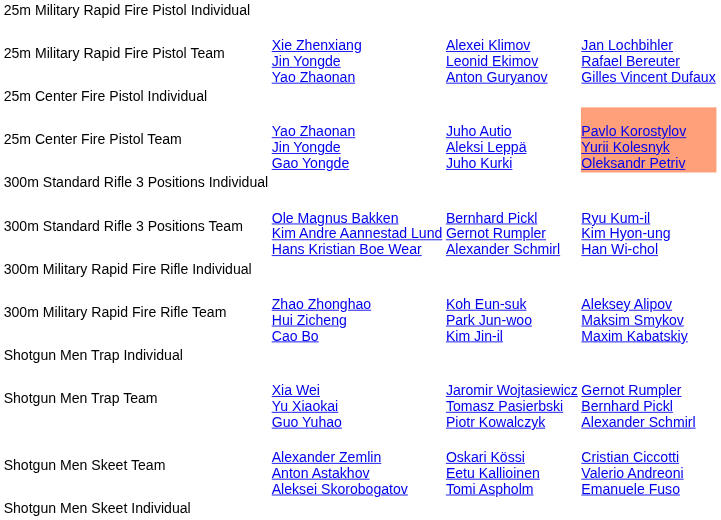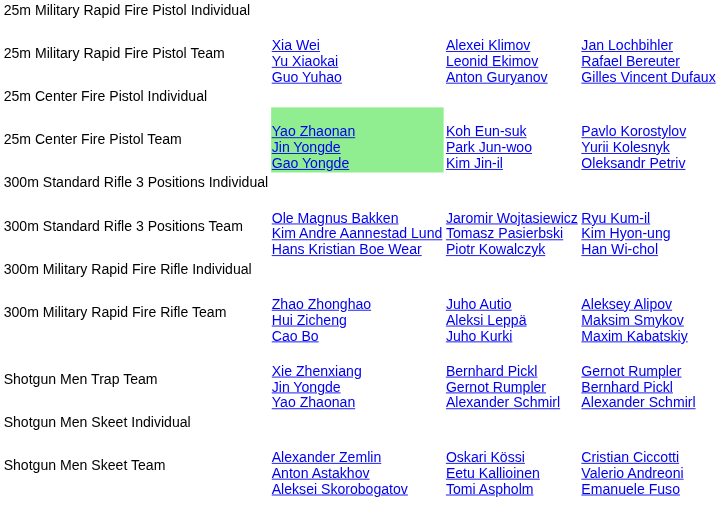(317, 61) Xie Zhenxiang Jin Yongde Yao Zhaonan -> (307, 61) Xia Wei Yu Xiaokai Guo Yuhao
(313, 147) no background -> (313, 147) lightgreen background
(486, 147) Juho Autio Aleksi Leppä Juho Kurki -> (489, 147) Koh Eun-suk Park Jun-woo Kim Jin-il
(634, 147) lightsalmon background -> (634, 147) no background
(503, 234) Bernhard Pickl Gernot Rumpler Alexander Schmirl -> (512, 234) Jaromir Wojtasiewicz Tomasz Pasierbski Piotr Kowalczyk
(489, 320) Koh Eun-suk Park Jun-woo Kim Jin-il -> (486, 320) Juho Autio Aleksi Leppä Juho Kurki
- row: (93, 355)
(307, 406) Xia Wei Yu Xiaokai Guo Yuhao -> (317, 387) Xie Zhenxiang Jin Yongde Yao Zhaonan
(512, 406) Jaromir Wojtasiewicz Tomasz Pasierbski Piotr Kowalczyk -> (503, 387) Bernhard Pickl Gernot Rumpler Alexander Schmirl
rows swapped: (97, 508) <-> (85, 465)
